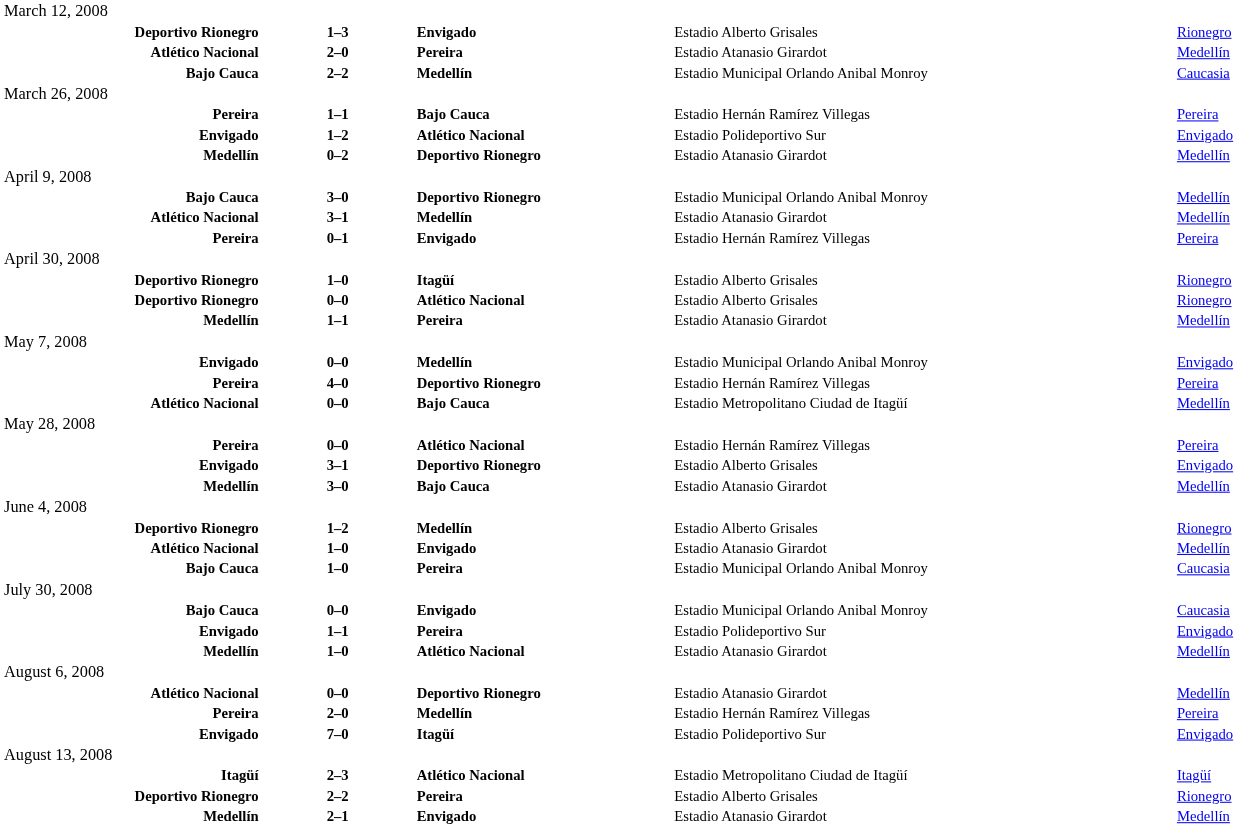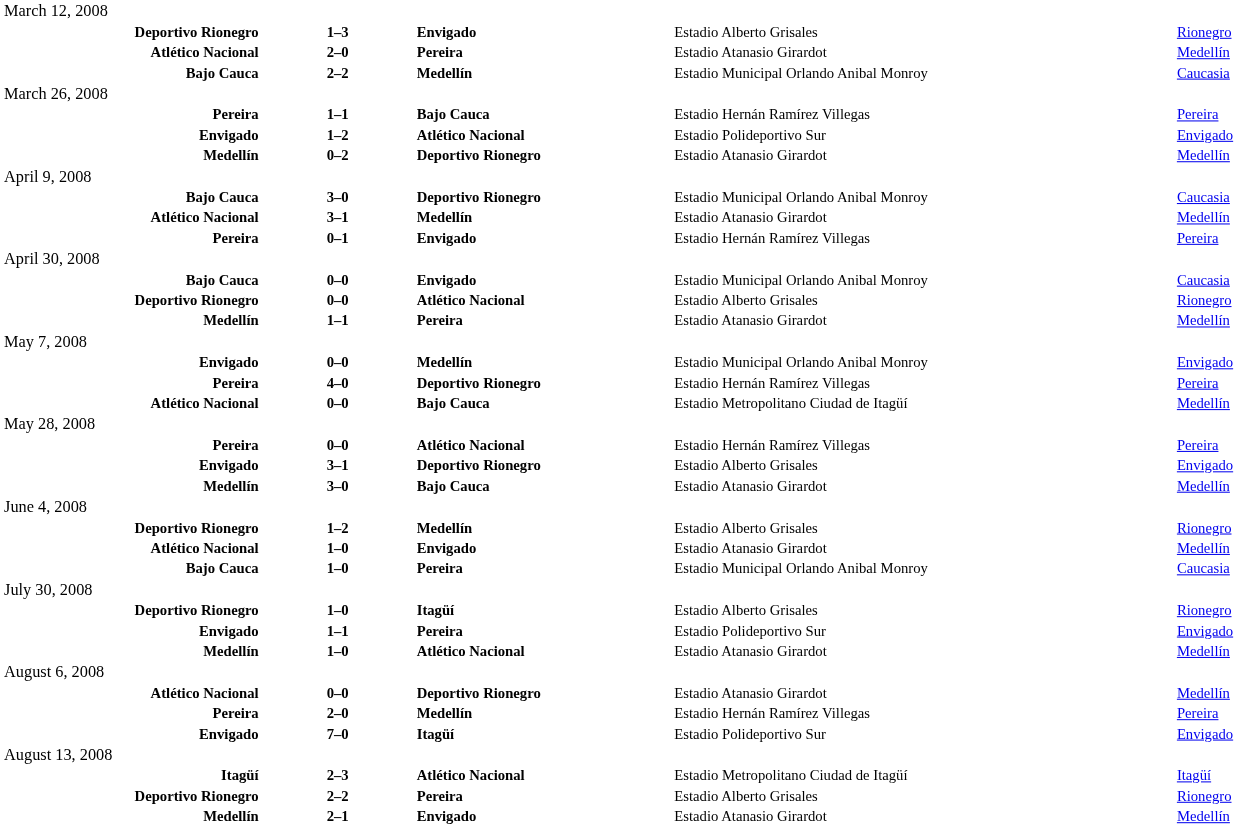(1203, 197) Medellín -> (1203, 197) Caucasia
rows swapped: (222, 610) <-> (197, 280)
